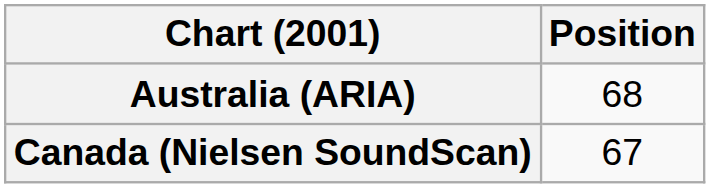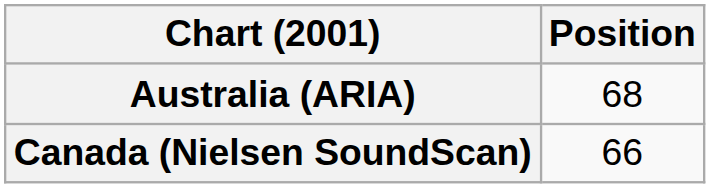(622, 152) 67 -> (622, 152) 66
